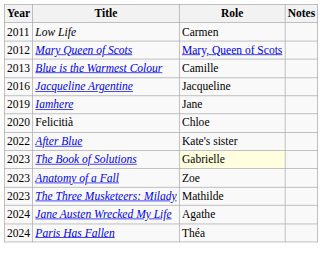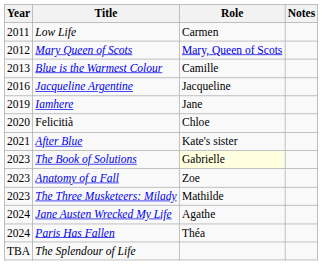(19, 141) 2022 -> (19, 141) 2021
+ row: (85, 251)
